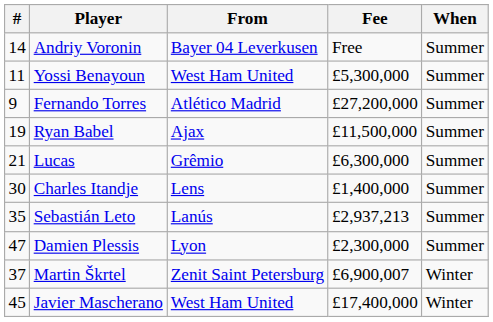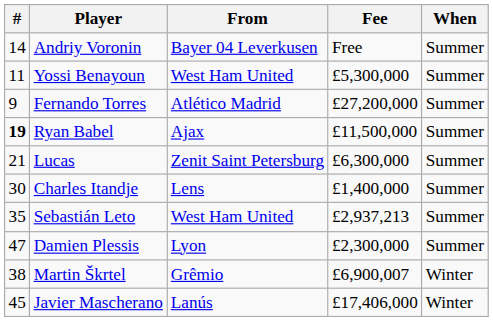(17, 132) normal -> (17, 132) bold
(197, 160) Grêmio -> (247, 160) Zenit Saint Petersburg
(192, 217) Lanús -> (232, 217) West Ham United
(17, 273) 37 -> (17, 273) 38
(247, 273) Zenit Saint Petersburg -> (197, 273) Grêmio
(232, 302) West Ham United -> (192, 302) Lanús
(375, 302) £17,400,000 -> (375, 302) £17,406,000
